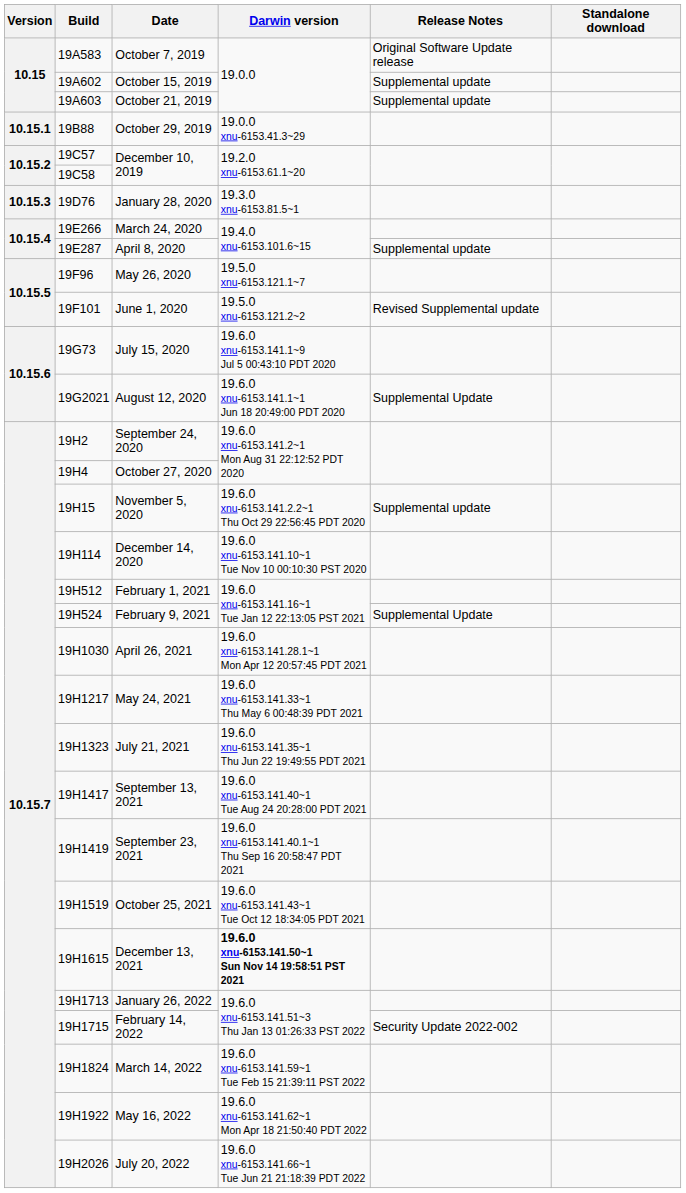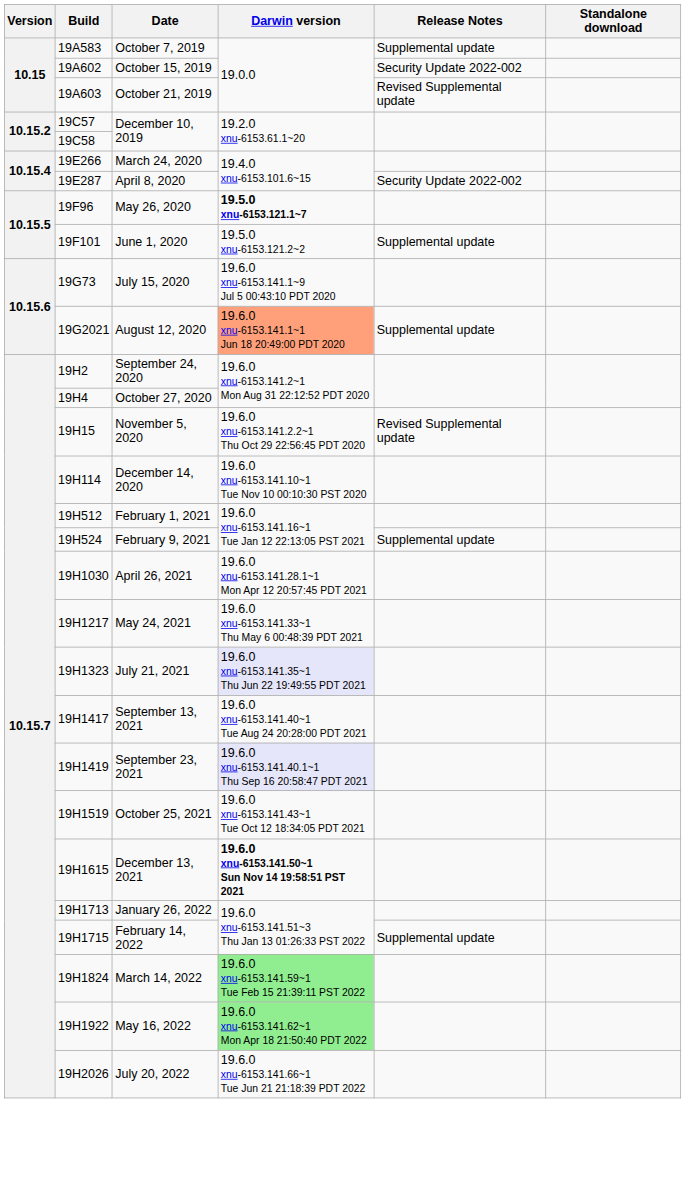(442, 55) Original Software Update release -> (436, 48) Supplemental update
(432, 82) Supplemental update -> (449, 68) Security Update 2022-002
(432, 101) Supplemental update -> (439, 94) Revised Supplemental update
- row: (76, 128)
- row: (77, 202)
(432, 248) Supplemental update -> (449, 181) Security Update 2022-002
(263, 275) normal -> (264, 207) bold
(456, 309) Revised Supplemental update -> (436, 241) Supplemental update
(283, 398) no background -> (283, 330) lightsalmon background
(433, 398) Supplemental Update -> (436, 330) Supplemental update
(432, 507) Supplemental update -> (439, 431) Revised Supplemental update
(433, 615) Supplemental Update -> (436, 539) Supplemental update
(293, 747) no background -> (293, 671) lavender background
(281, 849) no background -> (294, 766) lavender background
(445, 1027) Security Update 2022-002 -> (436, 937) Supplemental update
(293, 1068) no background -> (293, 978) lightgreen background
(294, 1116) no background -> (294, 1026) lightgreen background
